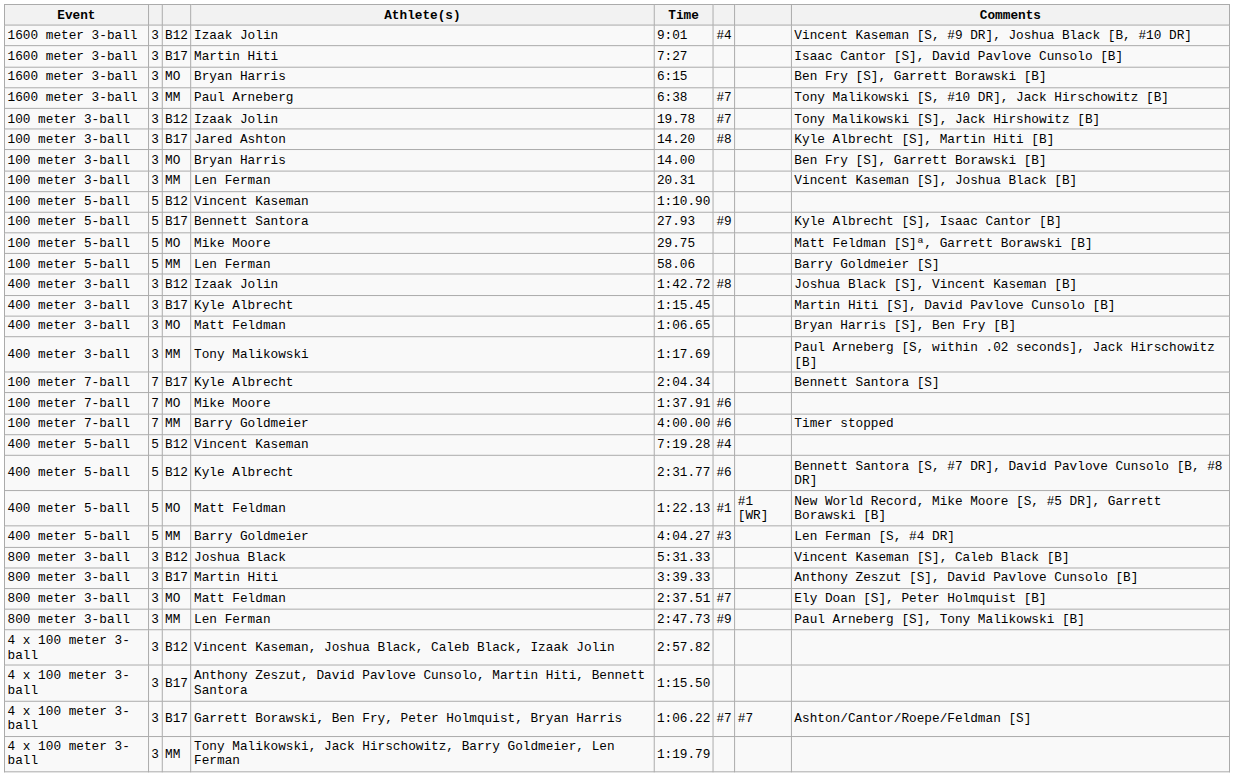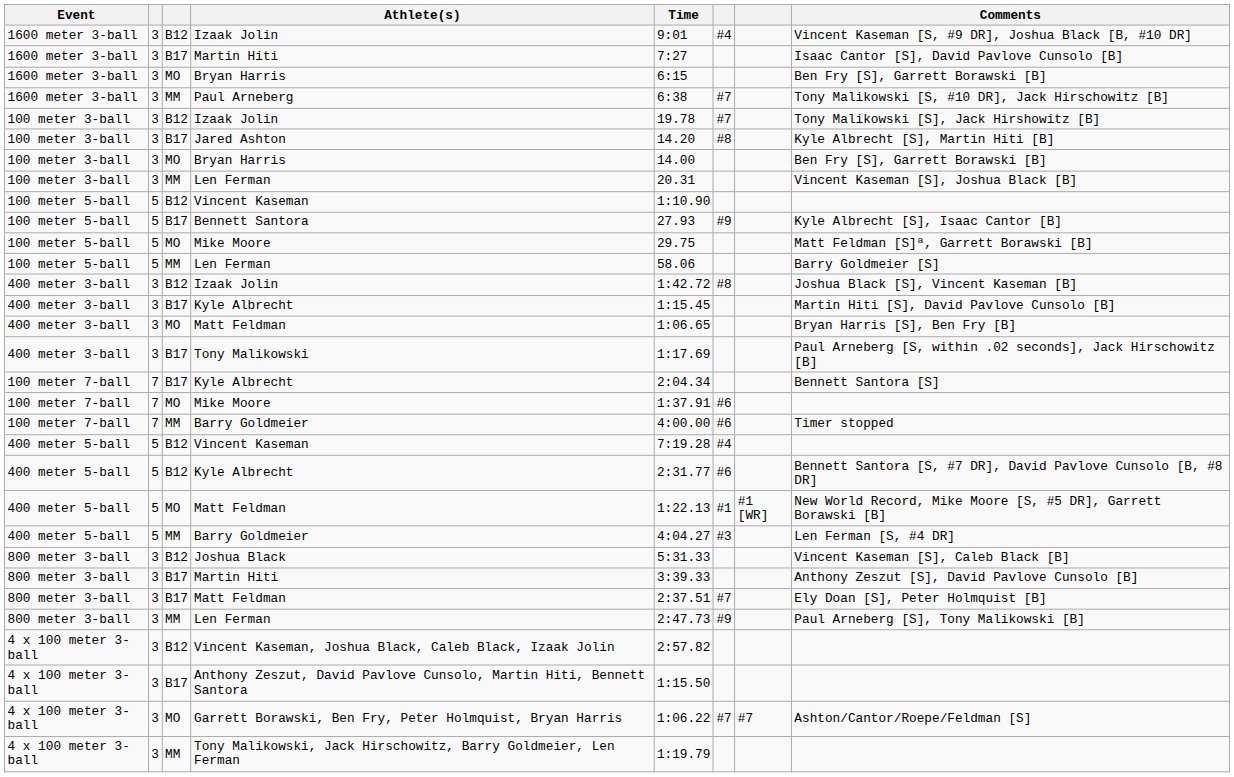(173, 354) MM -> (177, 354) B17
(173, 599) MO -> (177, 599) B17
(177, 719) B17 -> (173, 719) MO
